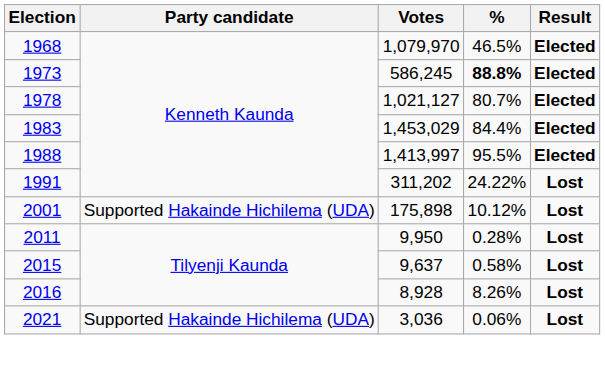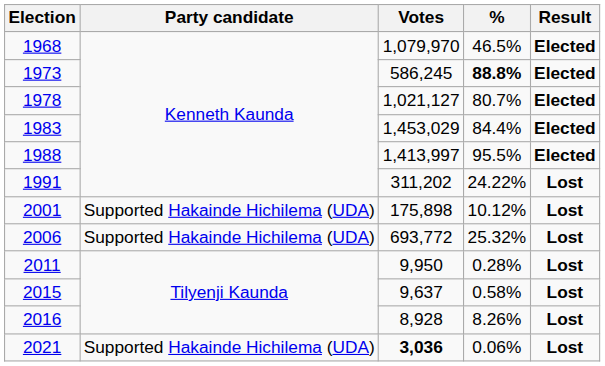+ row: (42, 237)
(421, 319) normal -> (421, 347) bold
